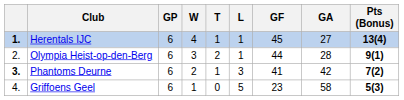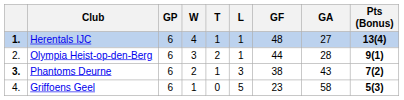(277, 39) 45 -> (277, 39) 48
(277, 71) 41 -> (277, 71) 38
(326, 71) 42 -> (326, 71) 43
